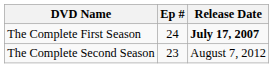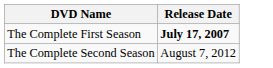- column: (173, 14)
